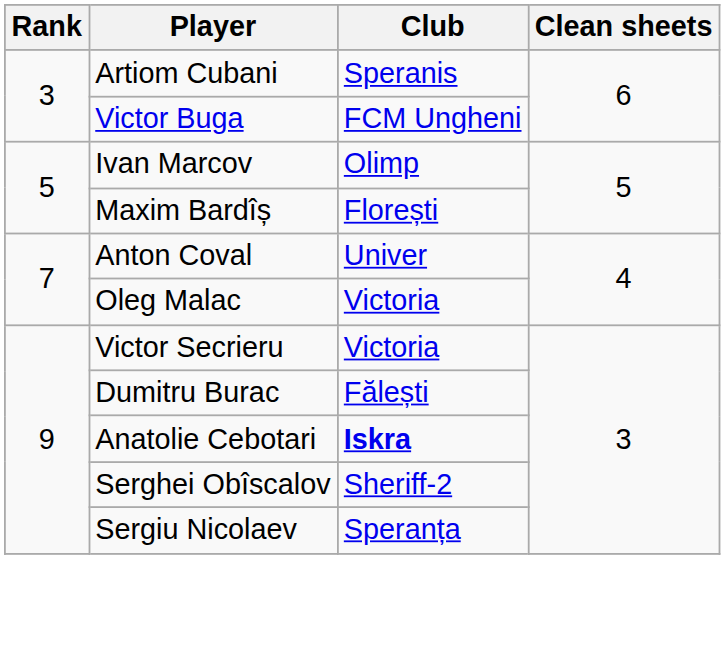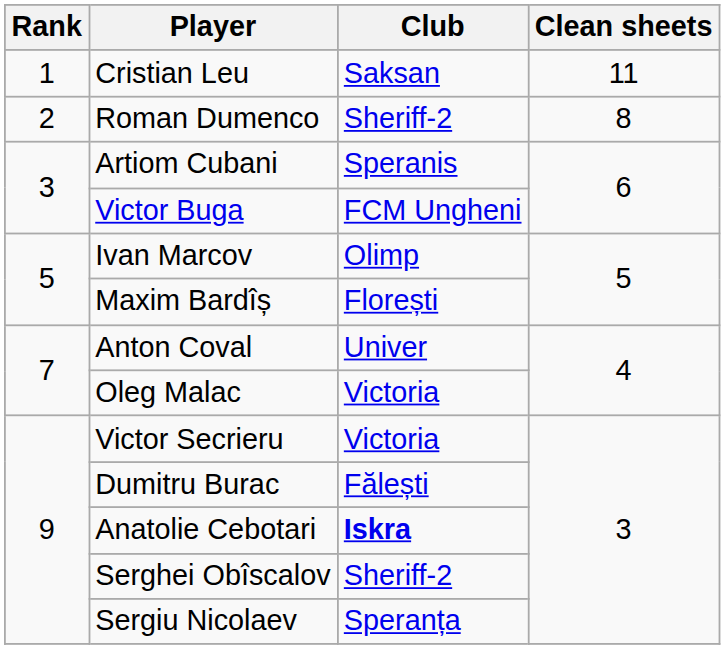+ row: (172, 73)
+ row: (207, 118)
